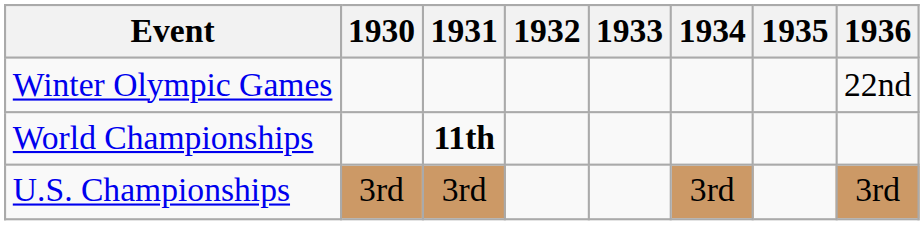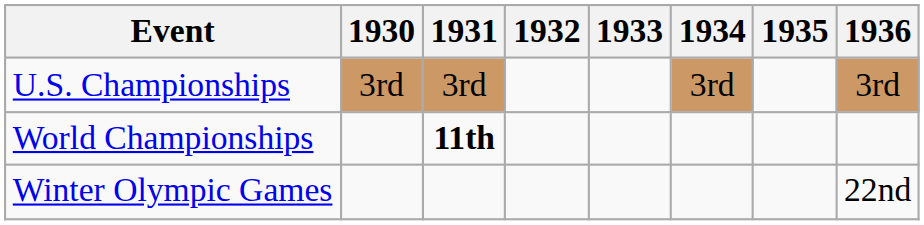rows swapped: (173, 84) <-> (151, 191)
